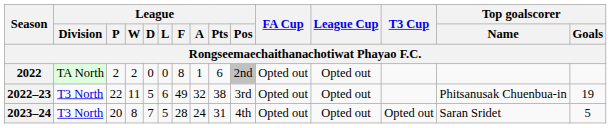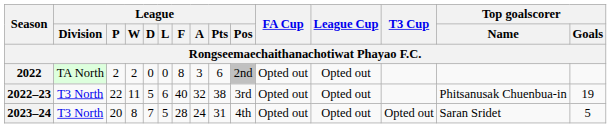(199, 73) 1 -> (199, 73) 3
(181, 93) 49 -> (181, 93) 40
